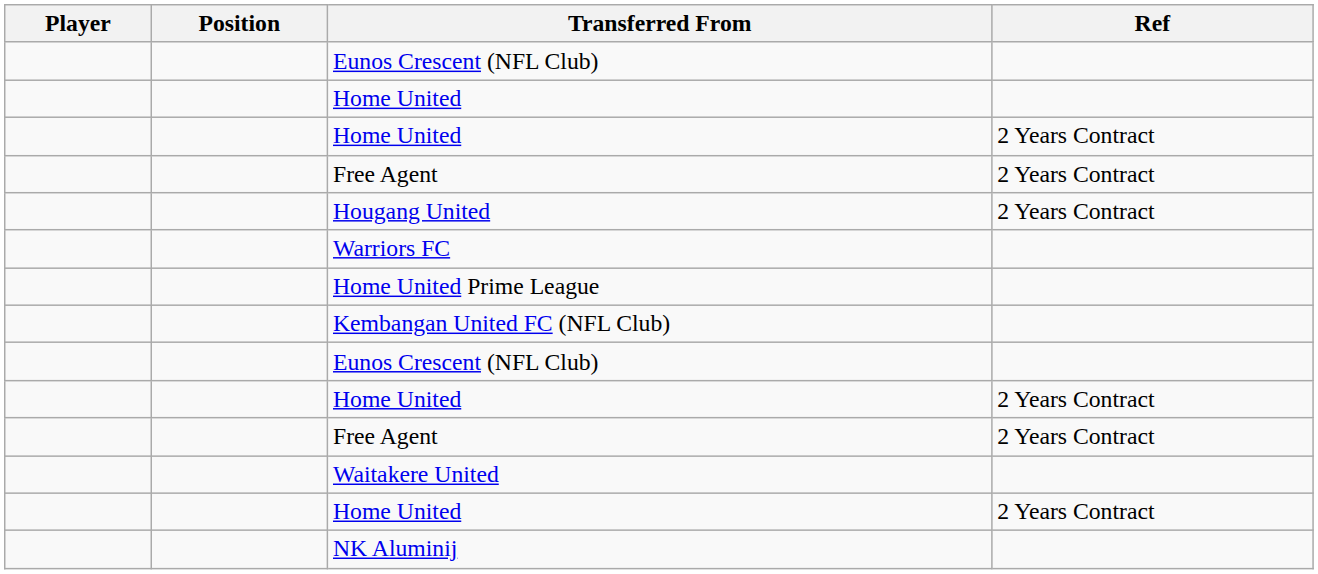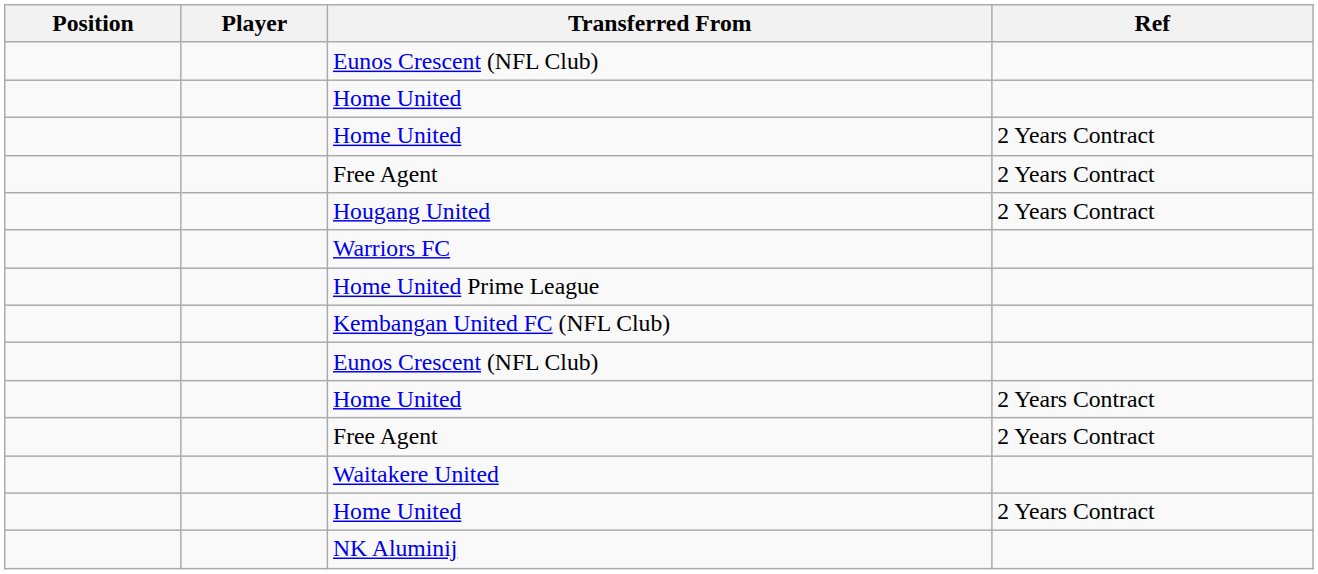columns swapped: (239, 23) <-> (78, 23)
